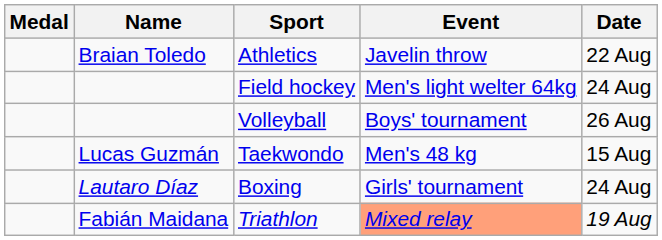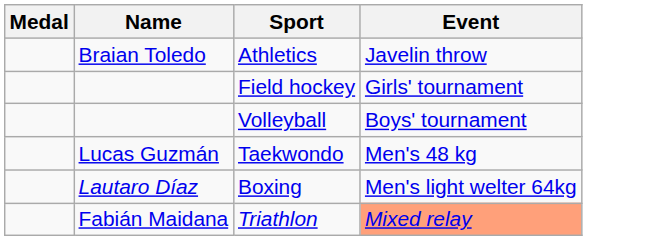- column: (619, 22)
(471, 88) Men's light welter 64kg -> (444, 88) Girls' tournament
(444, 187) Girls' tournament -> (471, 187) Men's light welter 64kg
